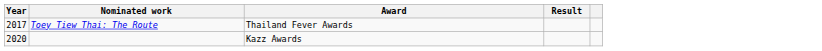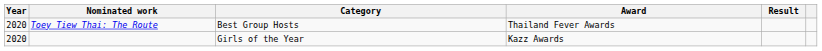+ column: (361, 11)
(17, 25) 2017 -> (17, 25) 2020
